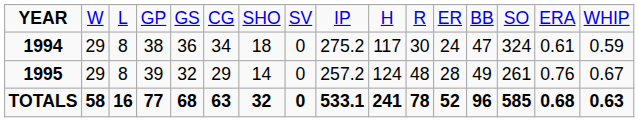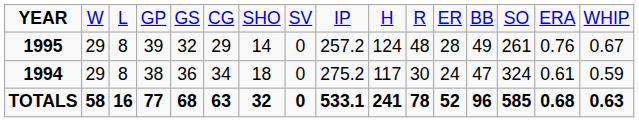rows swapped: (43, 46) <-> (43, 74)
